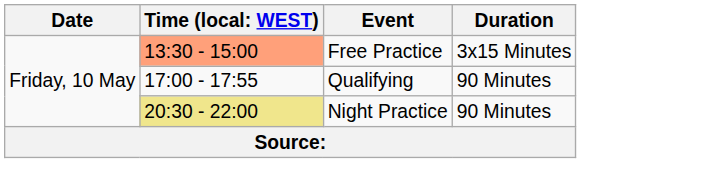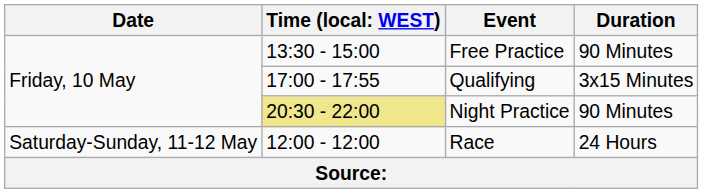(201, 51) lightsalmon background -> (323, 51) no background
(514, 51) 3x15 Minutes -> (626, 51) 90 Minutes
(504, 81) 90 Minutes -> (636, 81) 3x15 Minutes
+ row: (472, 142)
